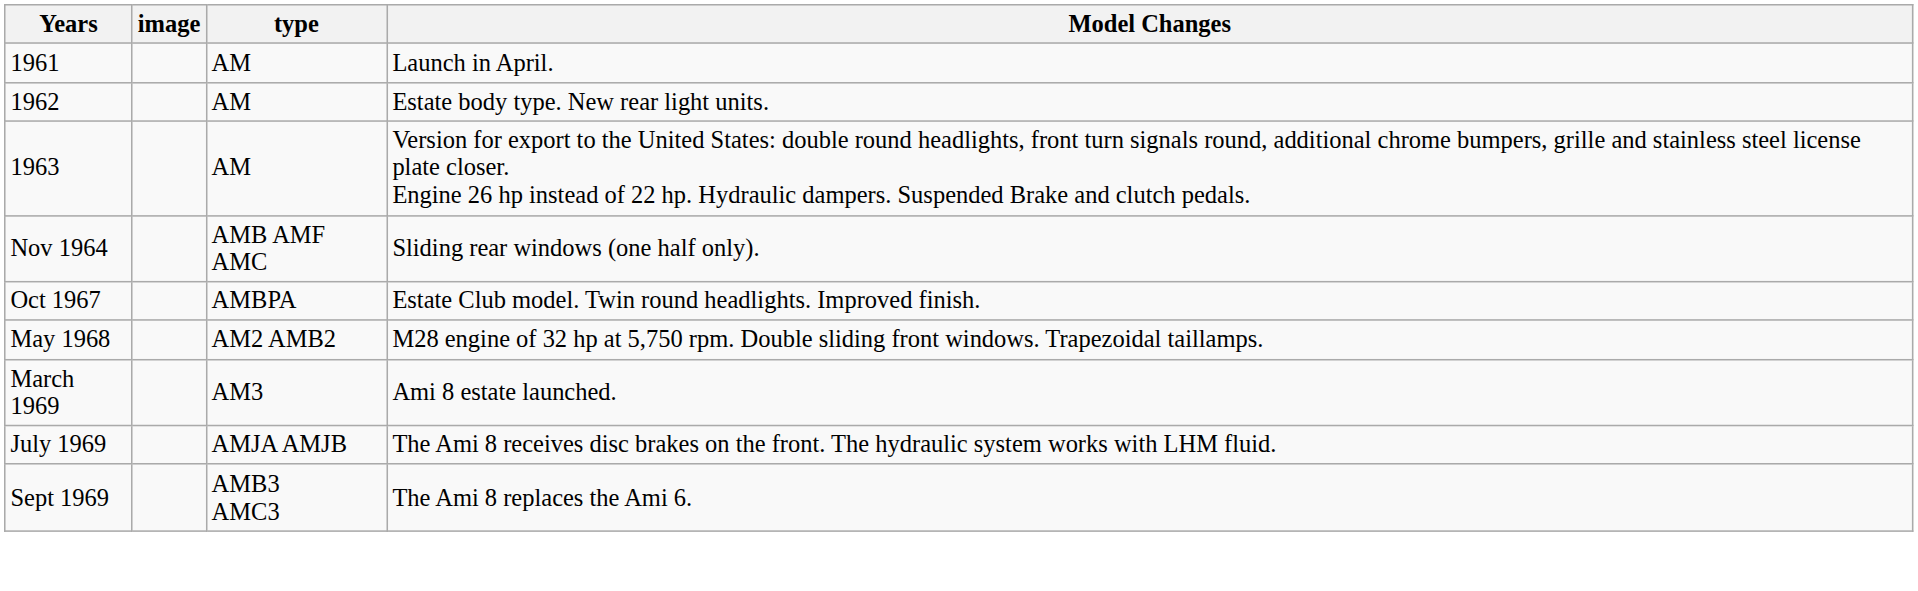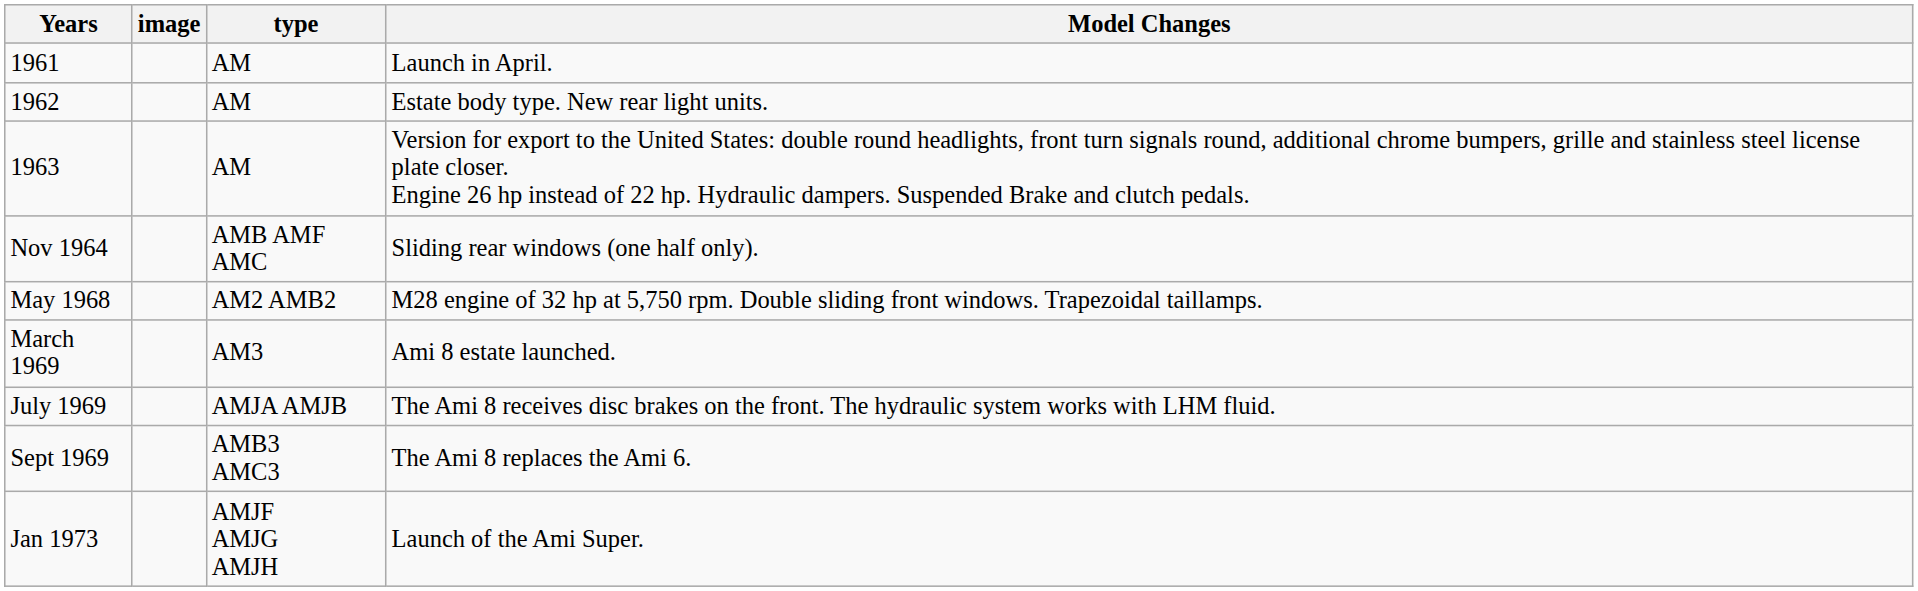- row: (56, 300)
+ row: (54, 538)
